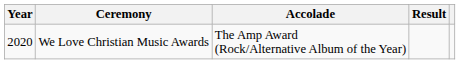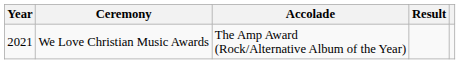(20, 41) 2020 -> (20, 41) 2021
